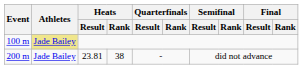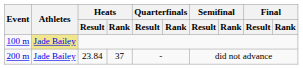(92, 57) 23.81 -> (92, 57) 23.84
(119, 57) 38 -> (119, 57) 37
